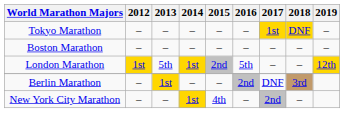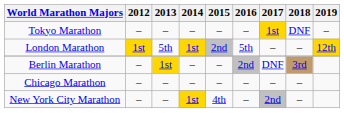(299, 30) gold background -> (299, 30) no background
- row: (65, 47)
+ row: (65, 82)
